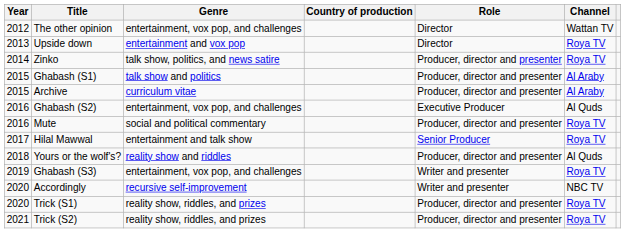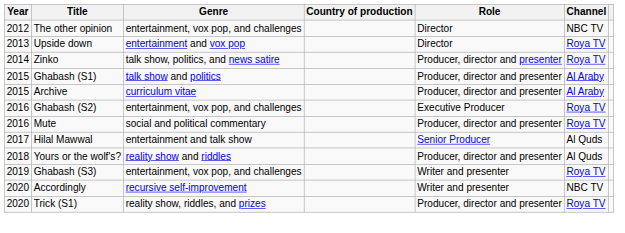(590, 28) Wattan TV -> (585, 28) NBC TV
(584, 108) Al Quds -> (586, 108) Roya TV
(586, 140) Roya TV -> (584, 140) Al Quds
- row: (55, 220)
